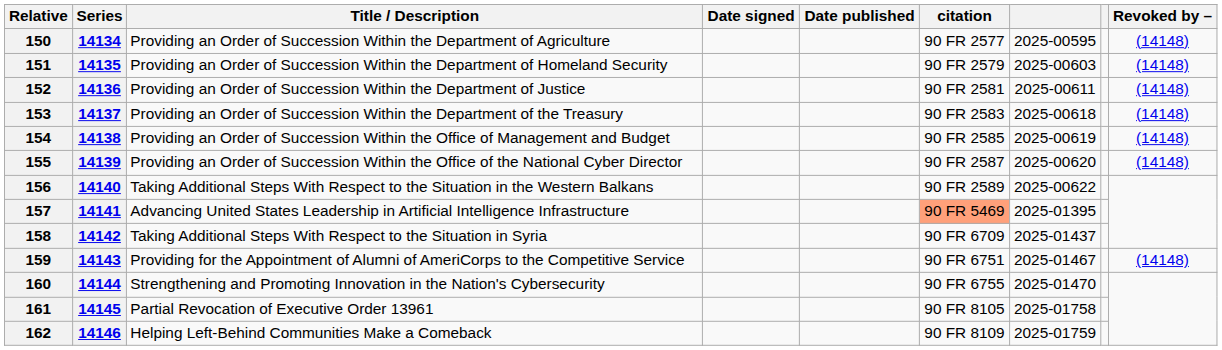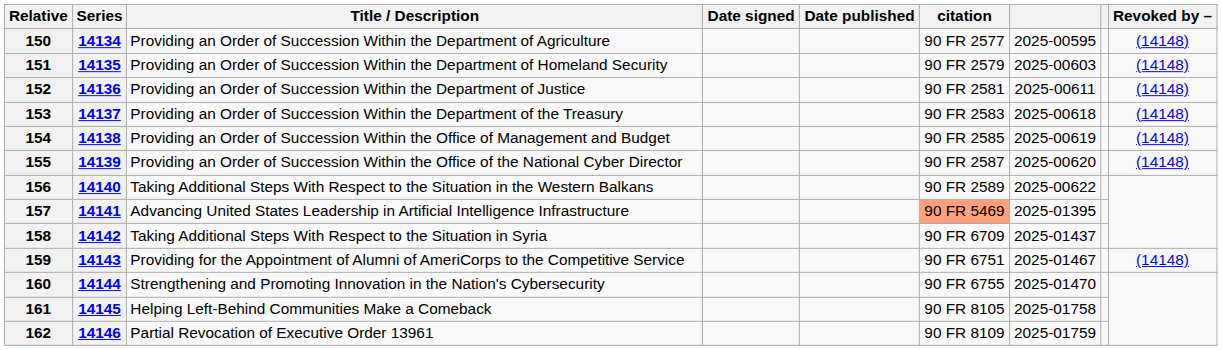(282, 308) Partial Revocation of Executive Order 13961 -> (311, 308) Helping Left-Behind Communities Make a Comeback
(311, 333) Helping Left-Behind Communities Make a Comeback -> (282, 333) Partial Revocation of Executive Order 13961
